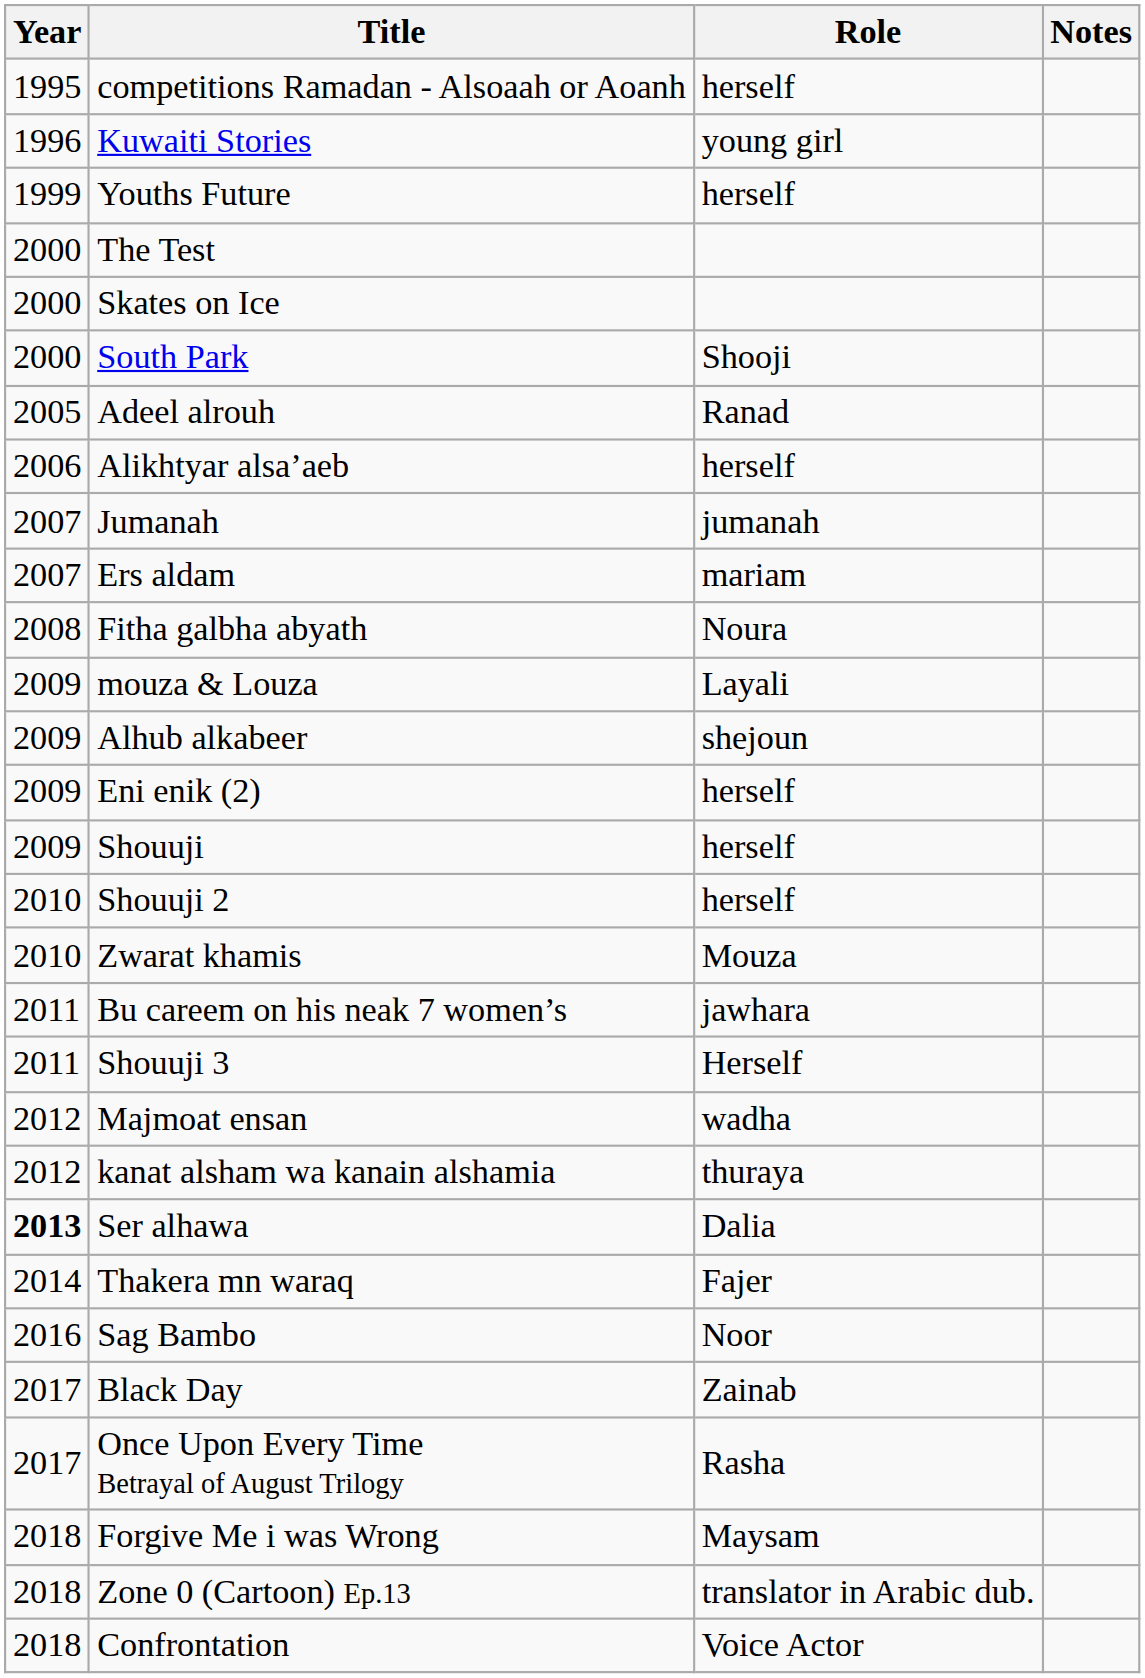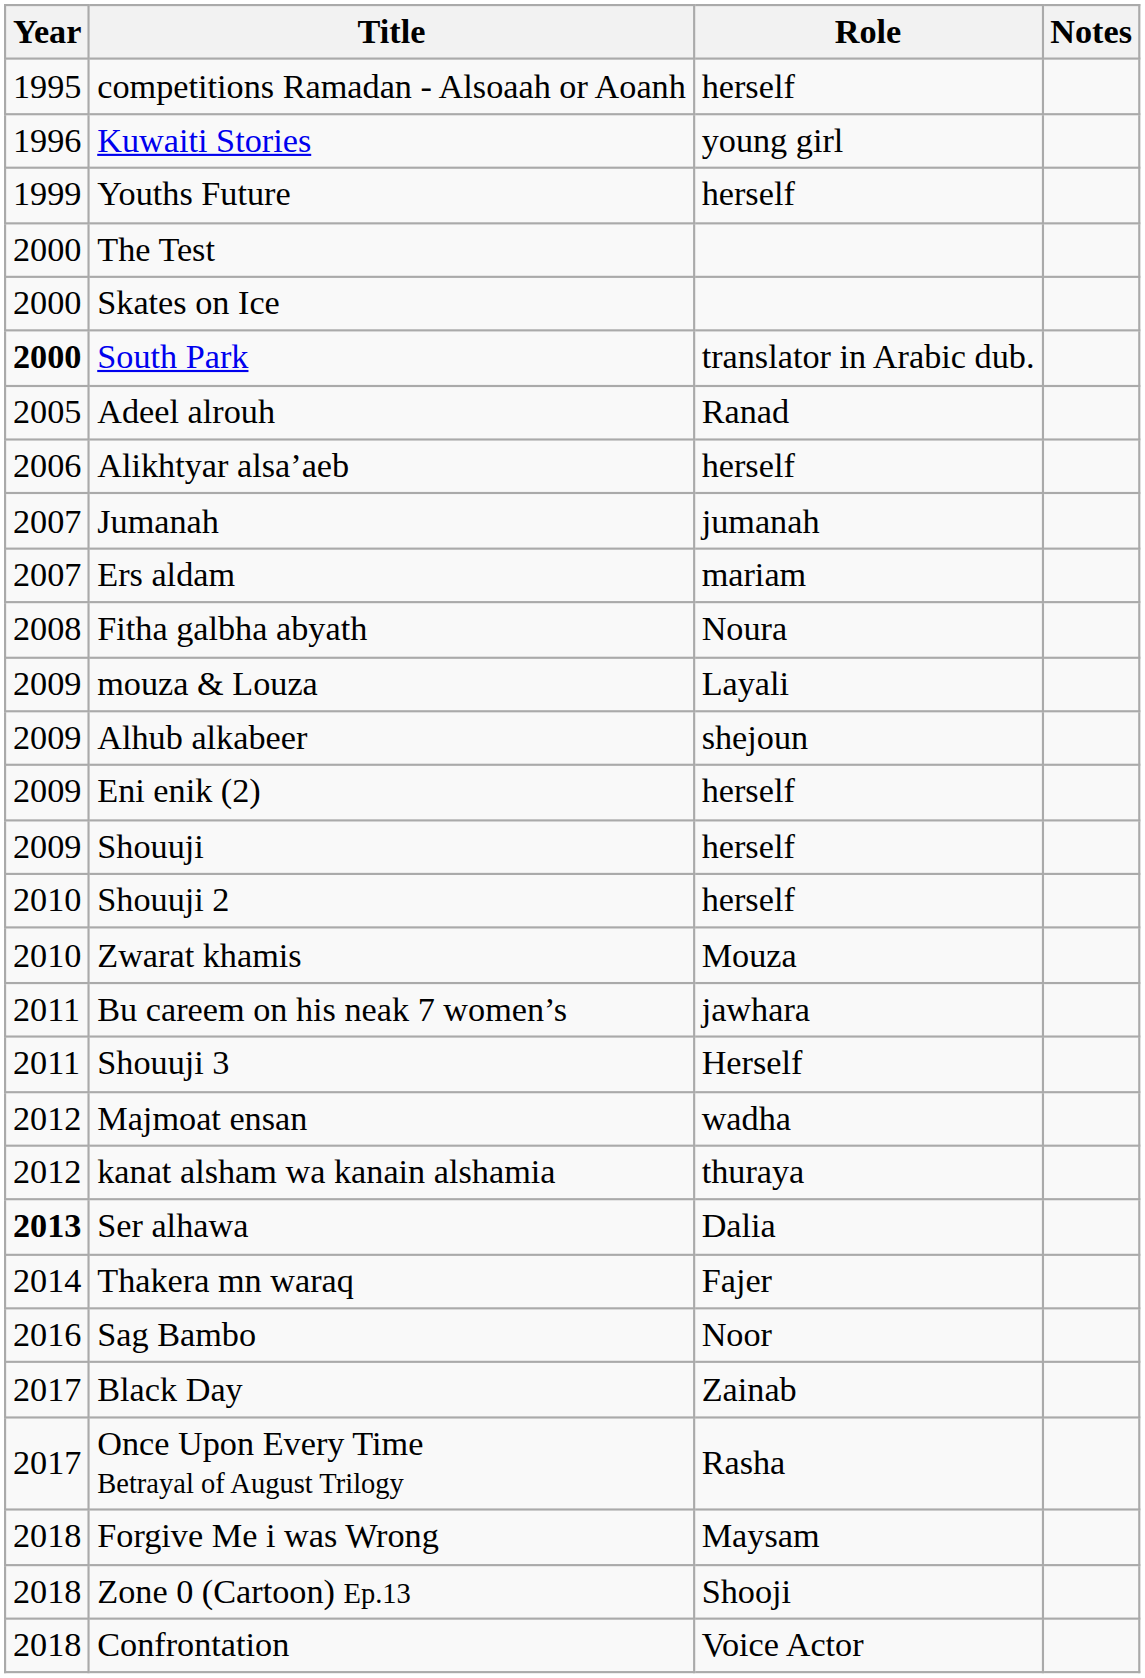(47, 357) normal -> (47, 357) bold
(746, 357) Shooji -> (868, 357) translator in Arabic dub.
(868, 1590) translator in Arabic dub. -> (746, 1590) Shooji
